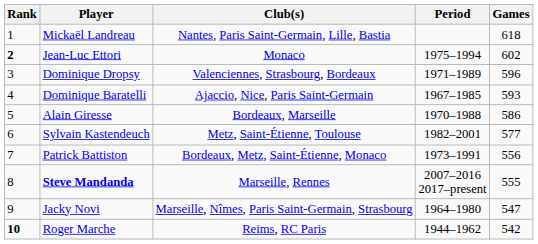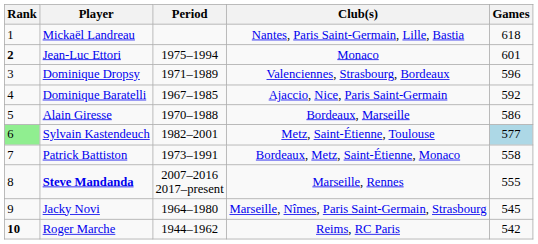columns swapped: (453, 14) <-> (284, 14)
(511, 54) 602 -> (511, 54) 601
(511, 94) 593 -> (511, 94) 592
(10, 134) no background -> (10, 134) lightgreen background
(511, 134) no background -> (511, 134) lightblue background
(511, 154) 556 -> (511, 154) 558
(511, 209) 547 -> (511, 209) 545
